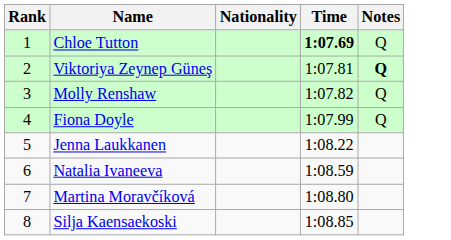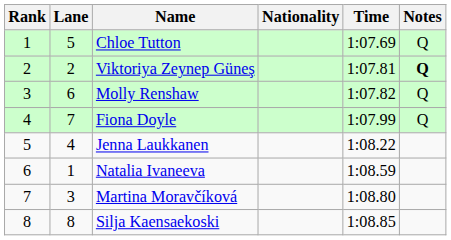+ column: (71, 17)
(329, 42) bold -> (371, 42) normal
